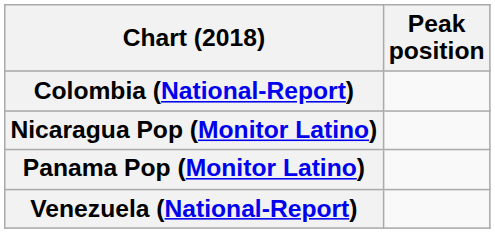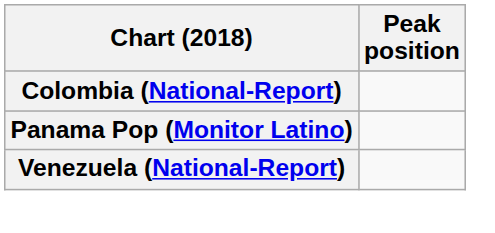- row: (194, 129)
